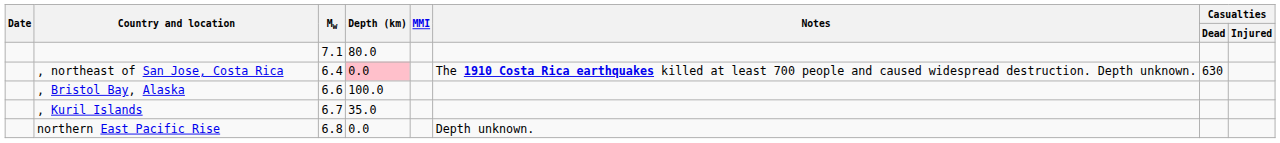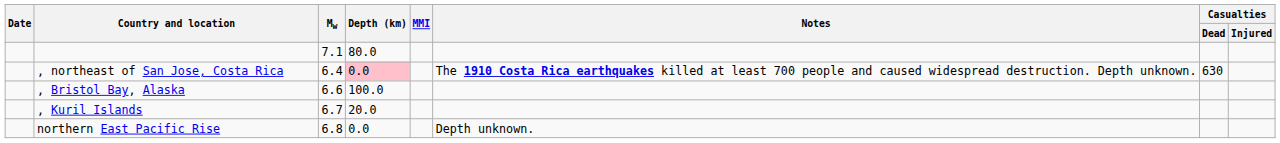(362, 109) 35.0 -> (362, 109) 20.0
